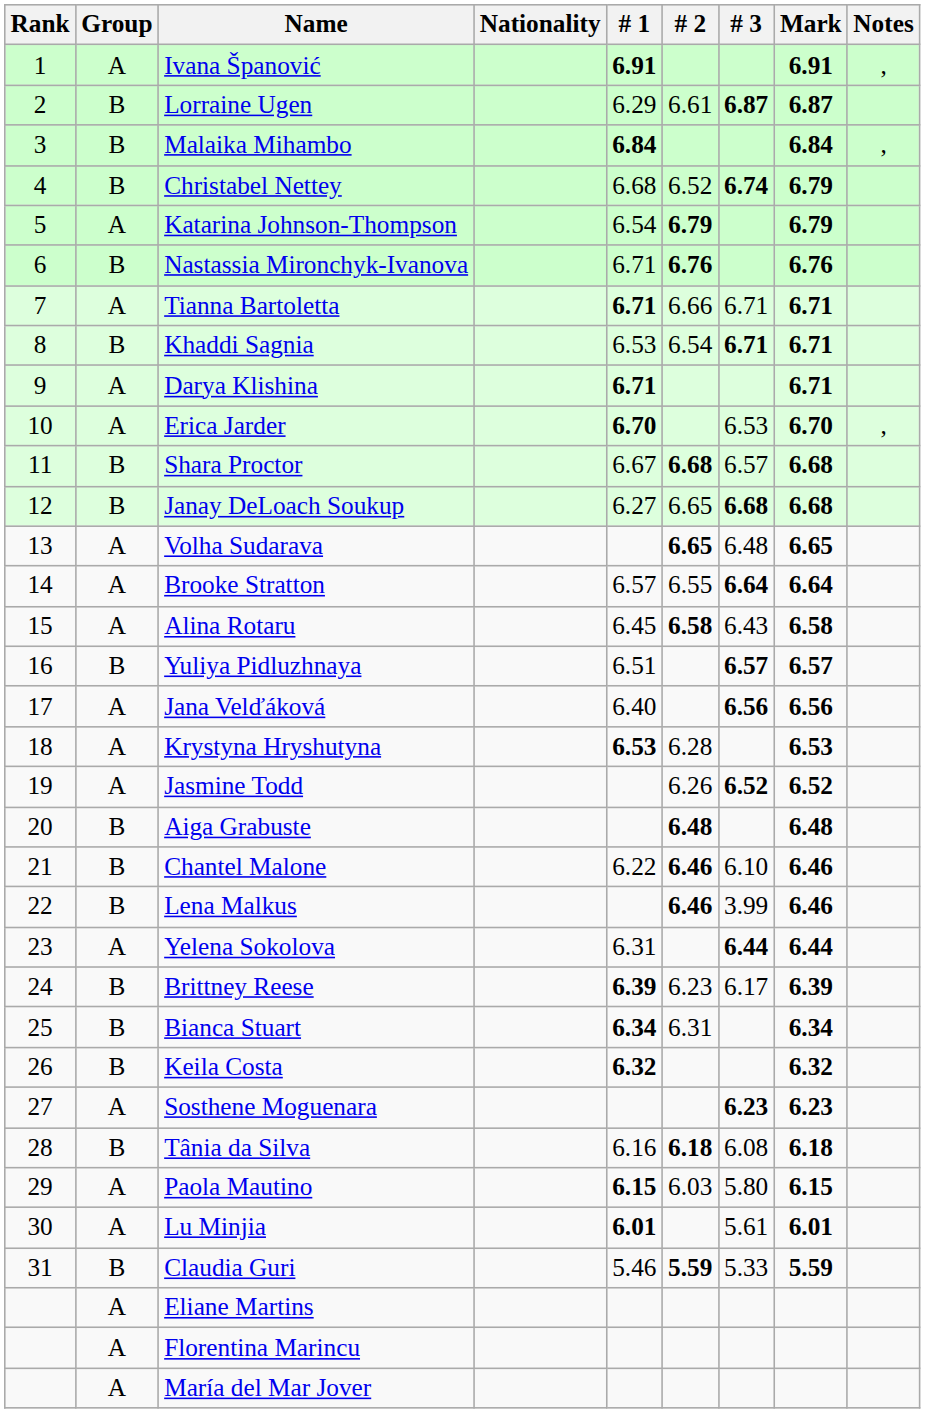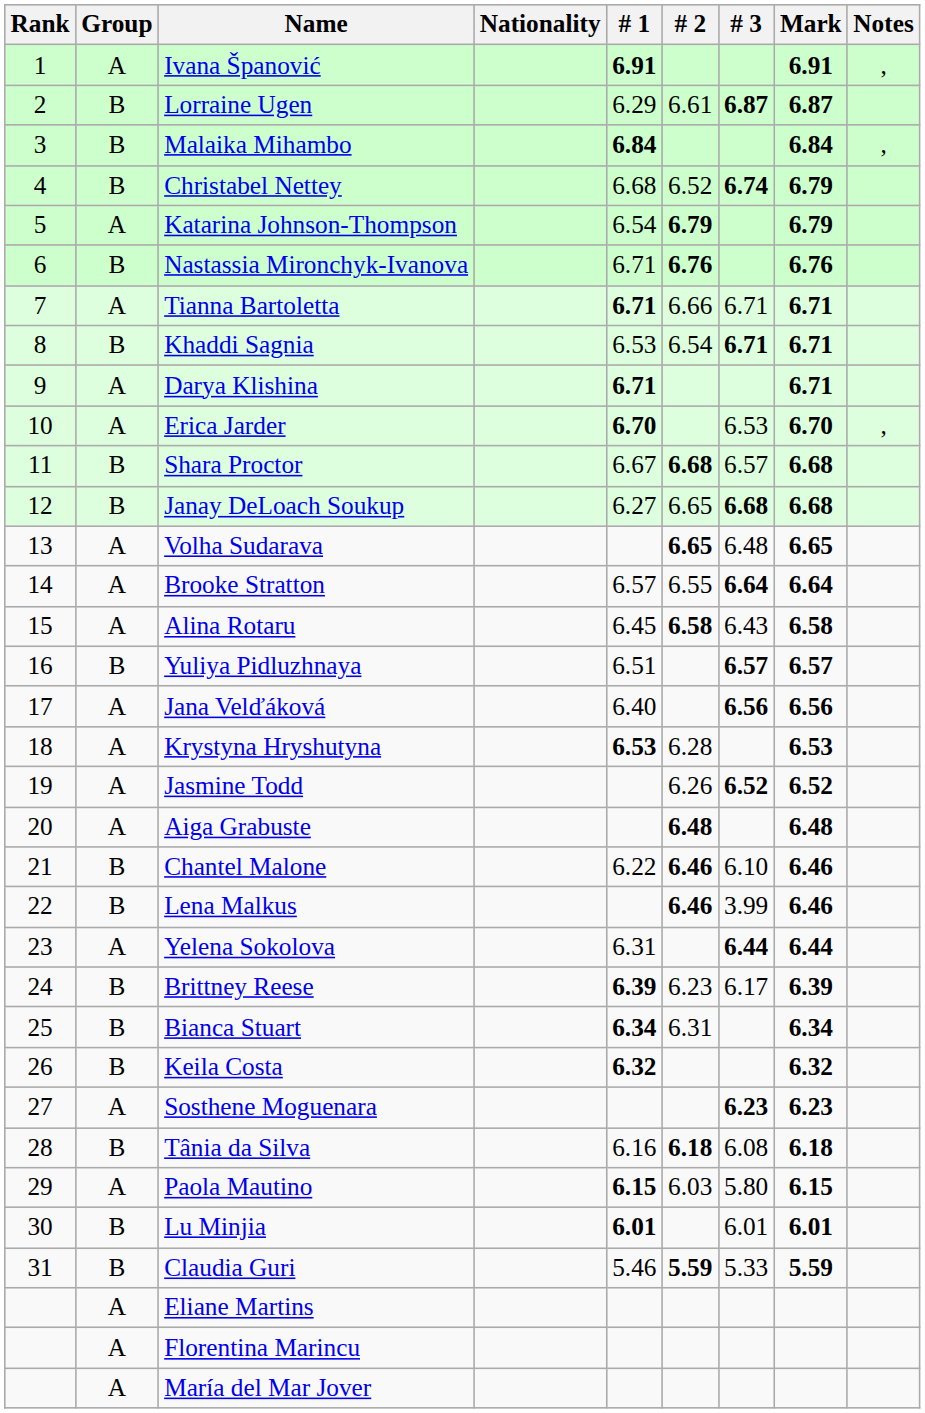(117, 826) B -> (117, 826) A
(117, 1227) A -> (117, 1227) B
(746, 1227) 5.61 -> (746, 1227) 6.01
